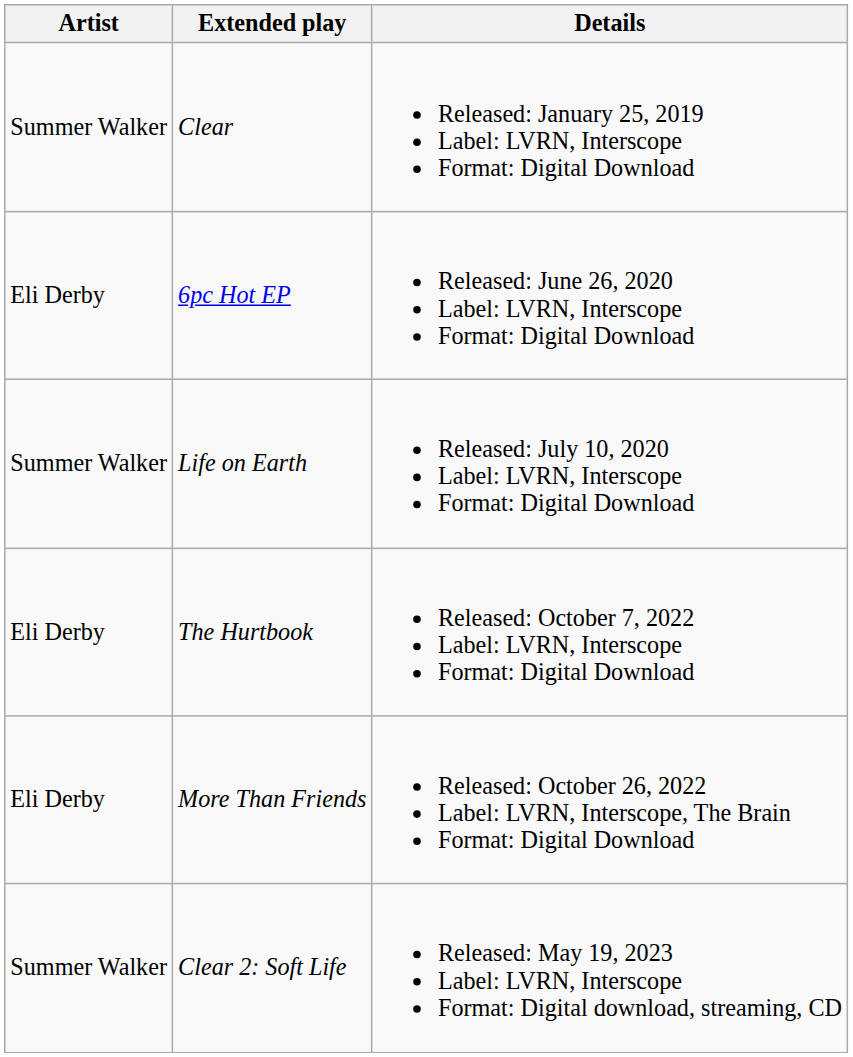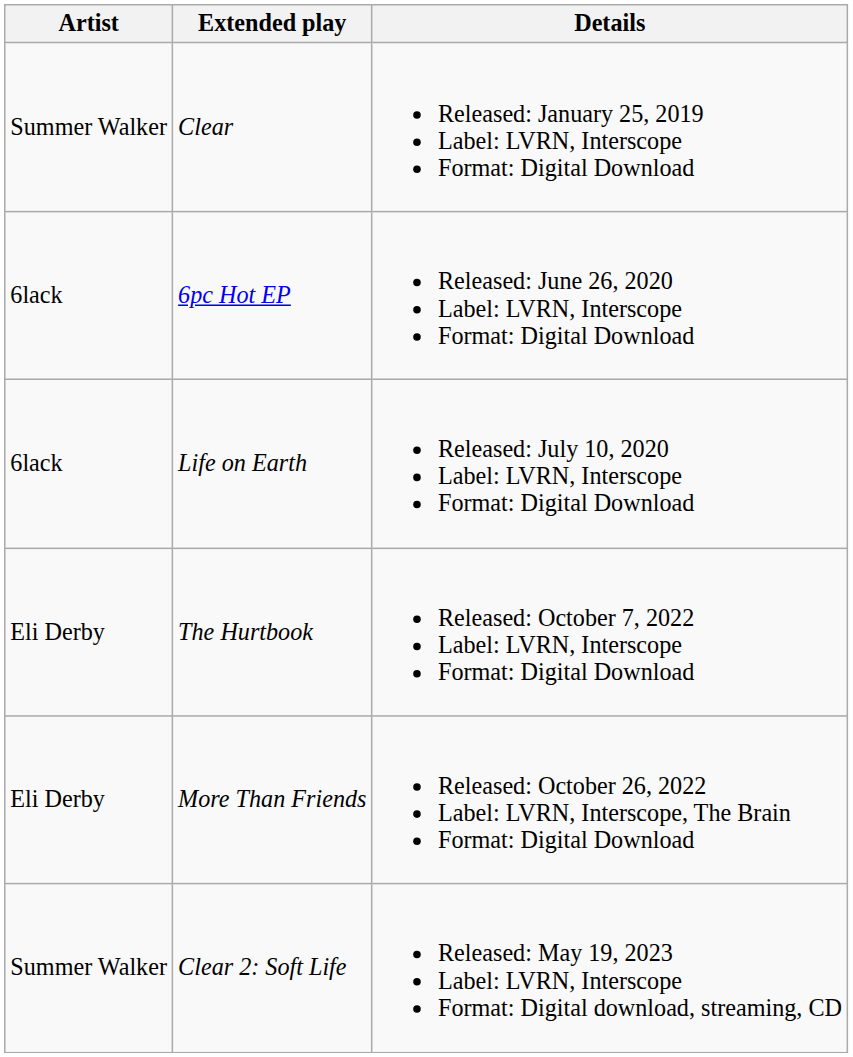(58, 295) Eli Derby -> (36, 295) 6lack
(89, 463) Summer Walker -> (36, 463) 6lack
